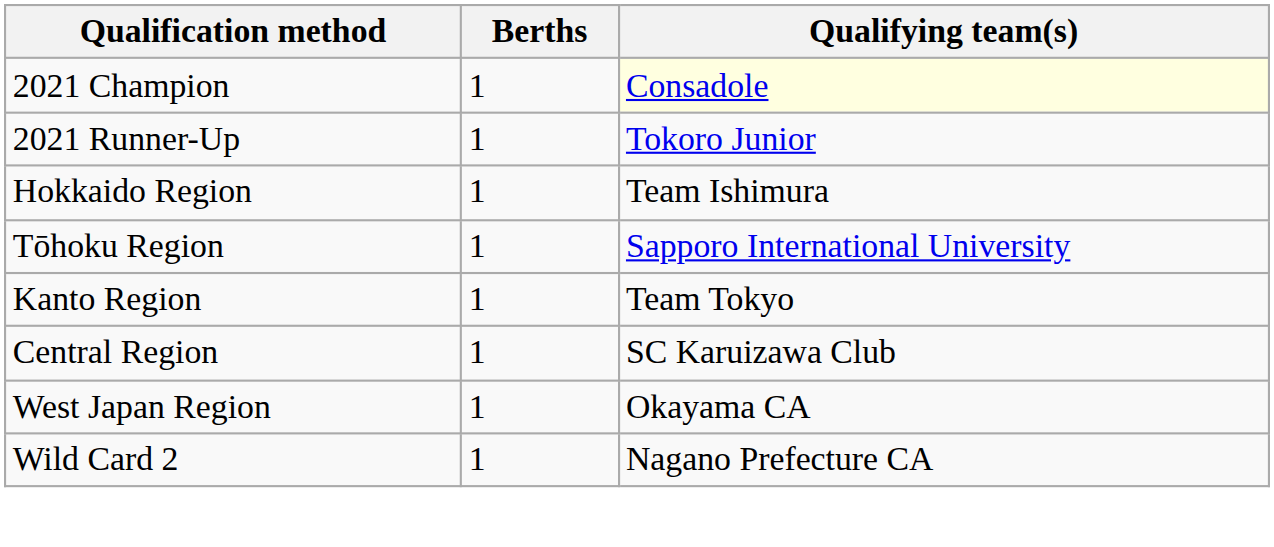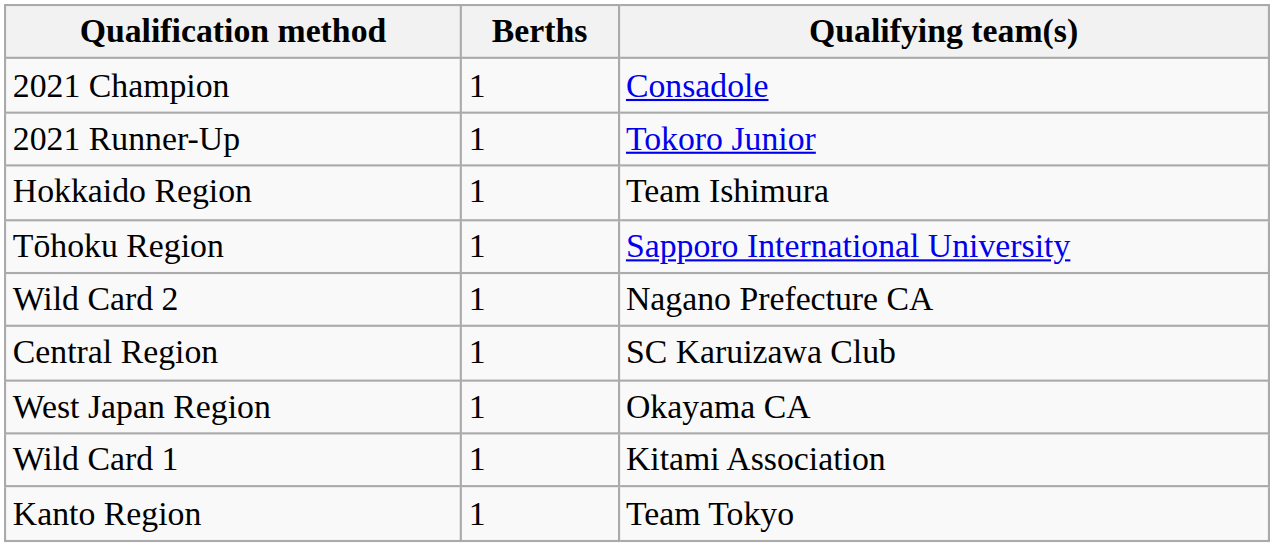(697, 84) lightyellow background -> (697, 84) no background
rows swapped: (107, 298) <-> (96, 459)
+ row: (96, 459)
